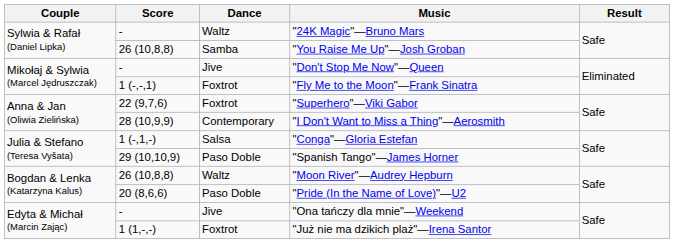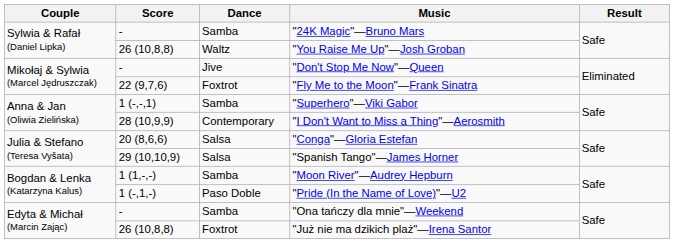(216, 31) Waltz -> (220, 31) Samba
(220, 49) Samba -> (216, 49) Waltz
(137, 85) 1 (-,-,1) -> (143, 85) 22 (9,7,6)
(143, 103) 22 (9,7,6) -> (137, 103) 1 (-,-,1)
(220, 103) Foxtrot -> (220, 103) Samba
(137, 139) 1 (-,1,-) -> (143, 139) 20 (8,6,6)
(231, 157) Paso Doble -> (216, 157) Salsa
(146, 175) 26 (10,8,8) -> (137, 175) 1 (1,-,-)
(216, 175) Waltz -> (220, 175) Samba
(143, 193) 20 (8,6,6) -> (137, 193) 1 (-,1,-)
(212, 211) Jive -> (220, 211) Samba
(137, 229) 1 (1,-,-) -> (146, 229) 26 (10,8,8)
